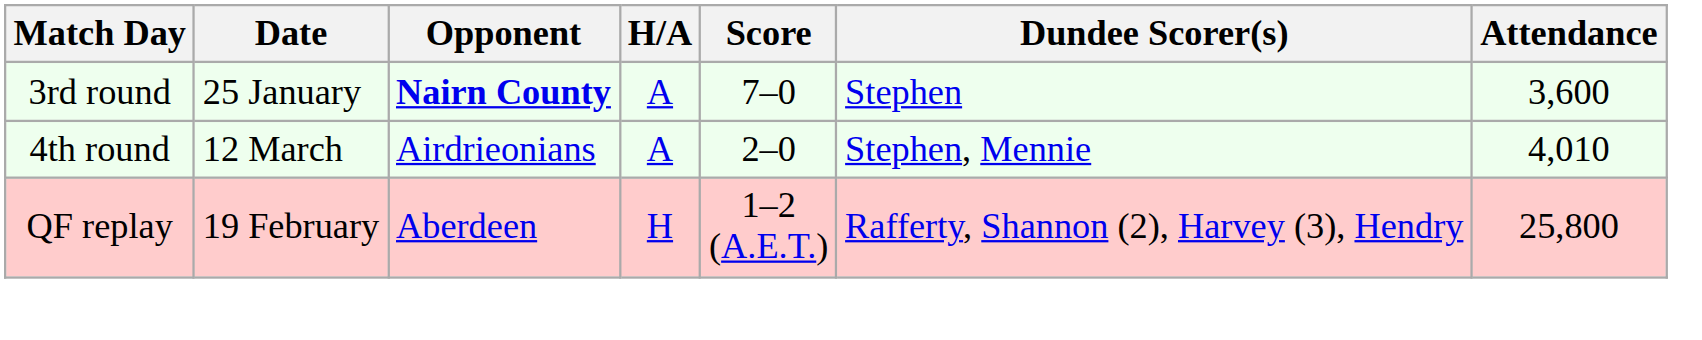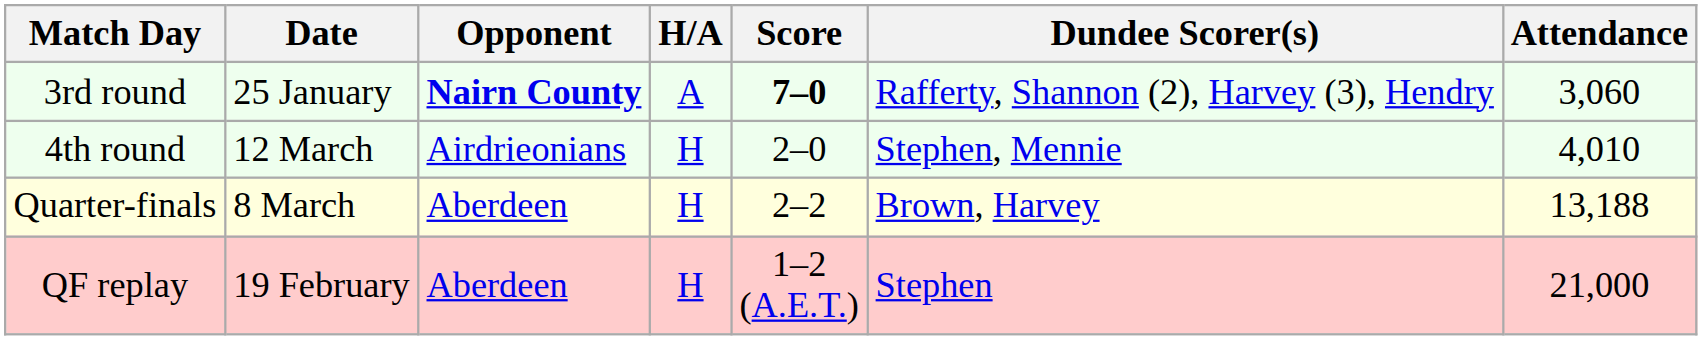(769, 90) normal -> (799, 90) bold
(904, 90) Stephen -> (1185, 90) Rafferty, Shannon (2), Harvey (3), Hendry
(1569, 90) 3,600 -> (1599, 90) 3,060
(660, 148) A -> (690, 148) H
+ row: (115, 206)
(1154, 226) Rafferty, Shannon (2), Harvey (3), Hendry -> (934, 284) Stephen
(1569, 226) 25,800 -> (1599, 284) 21,000
